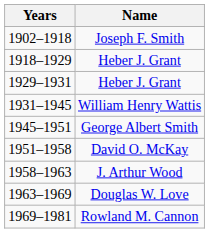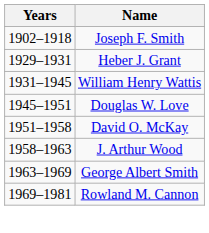- row: (40, 60)
(140, 127) George Albert Smith -> (140, 105) Douglas W. Love
(140, 194) Douglas W. Love -> (140, 172) George Albert Smith
